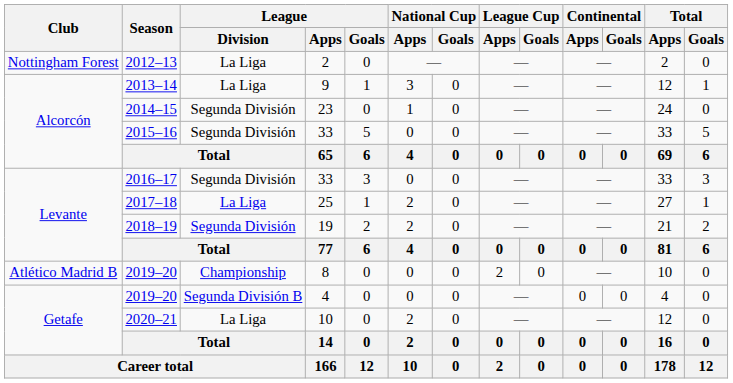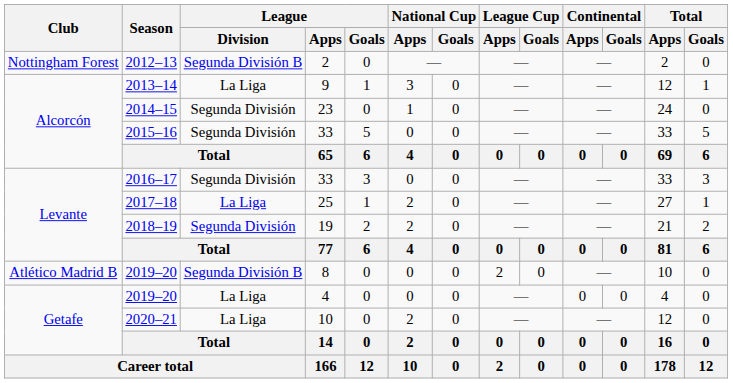(243, 62) La Liga -> (243, 62) Segunda División B
(243, 272) Championship -> (243, 272) Segunda División B
(243, 296) Segunda División B -> (243, 296) La Liga
